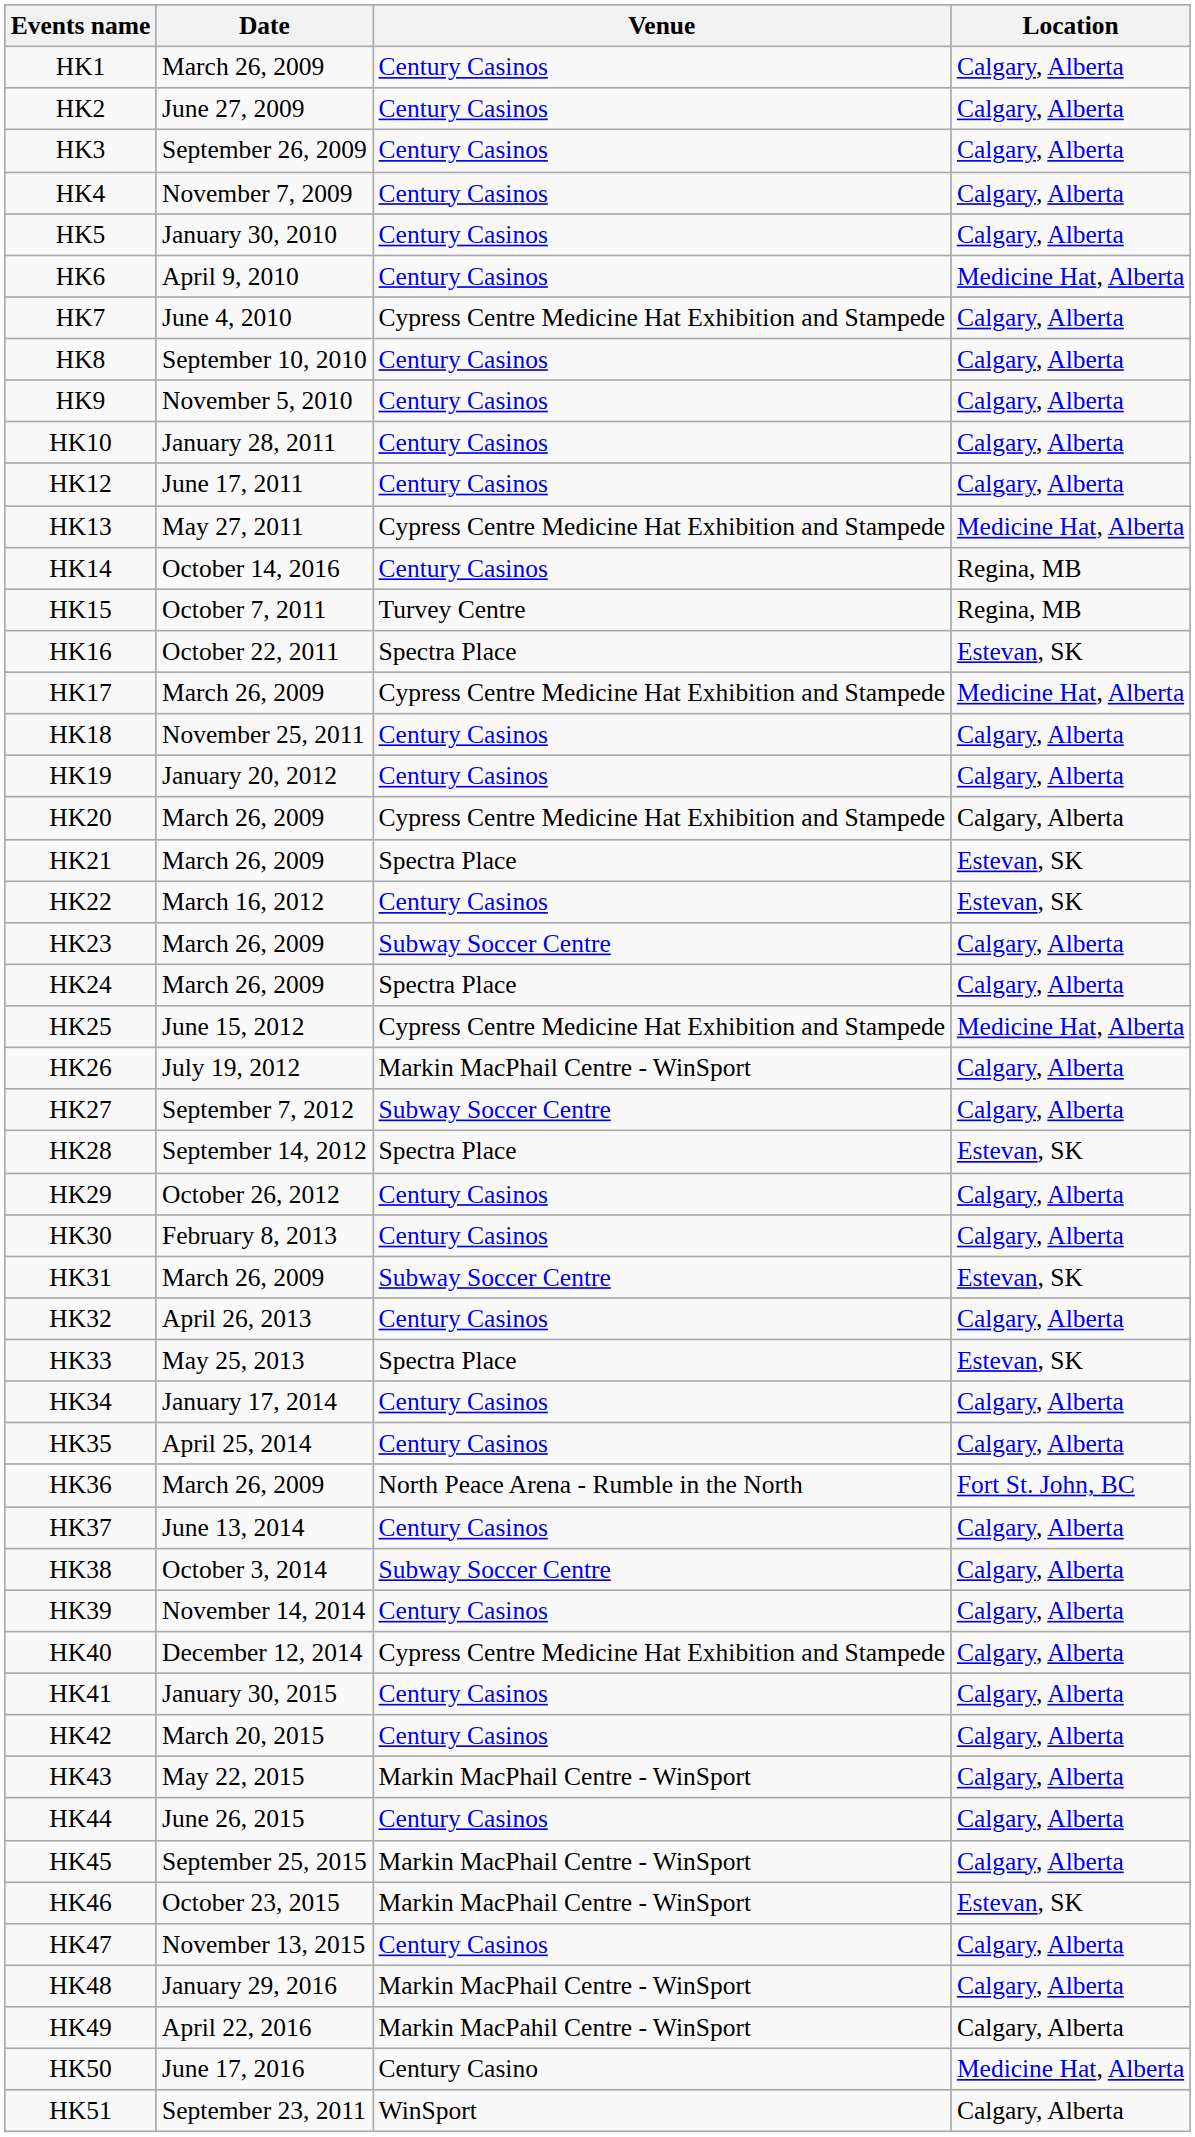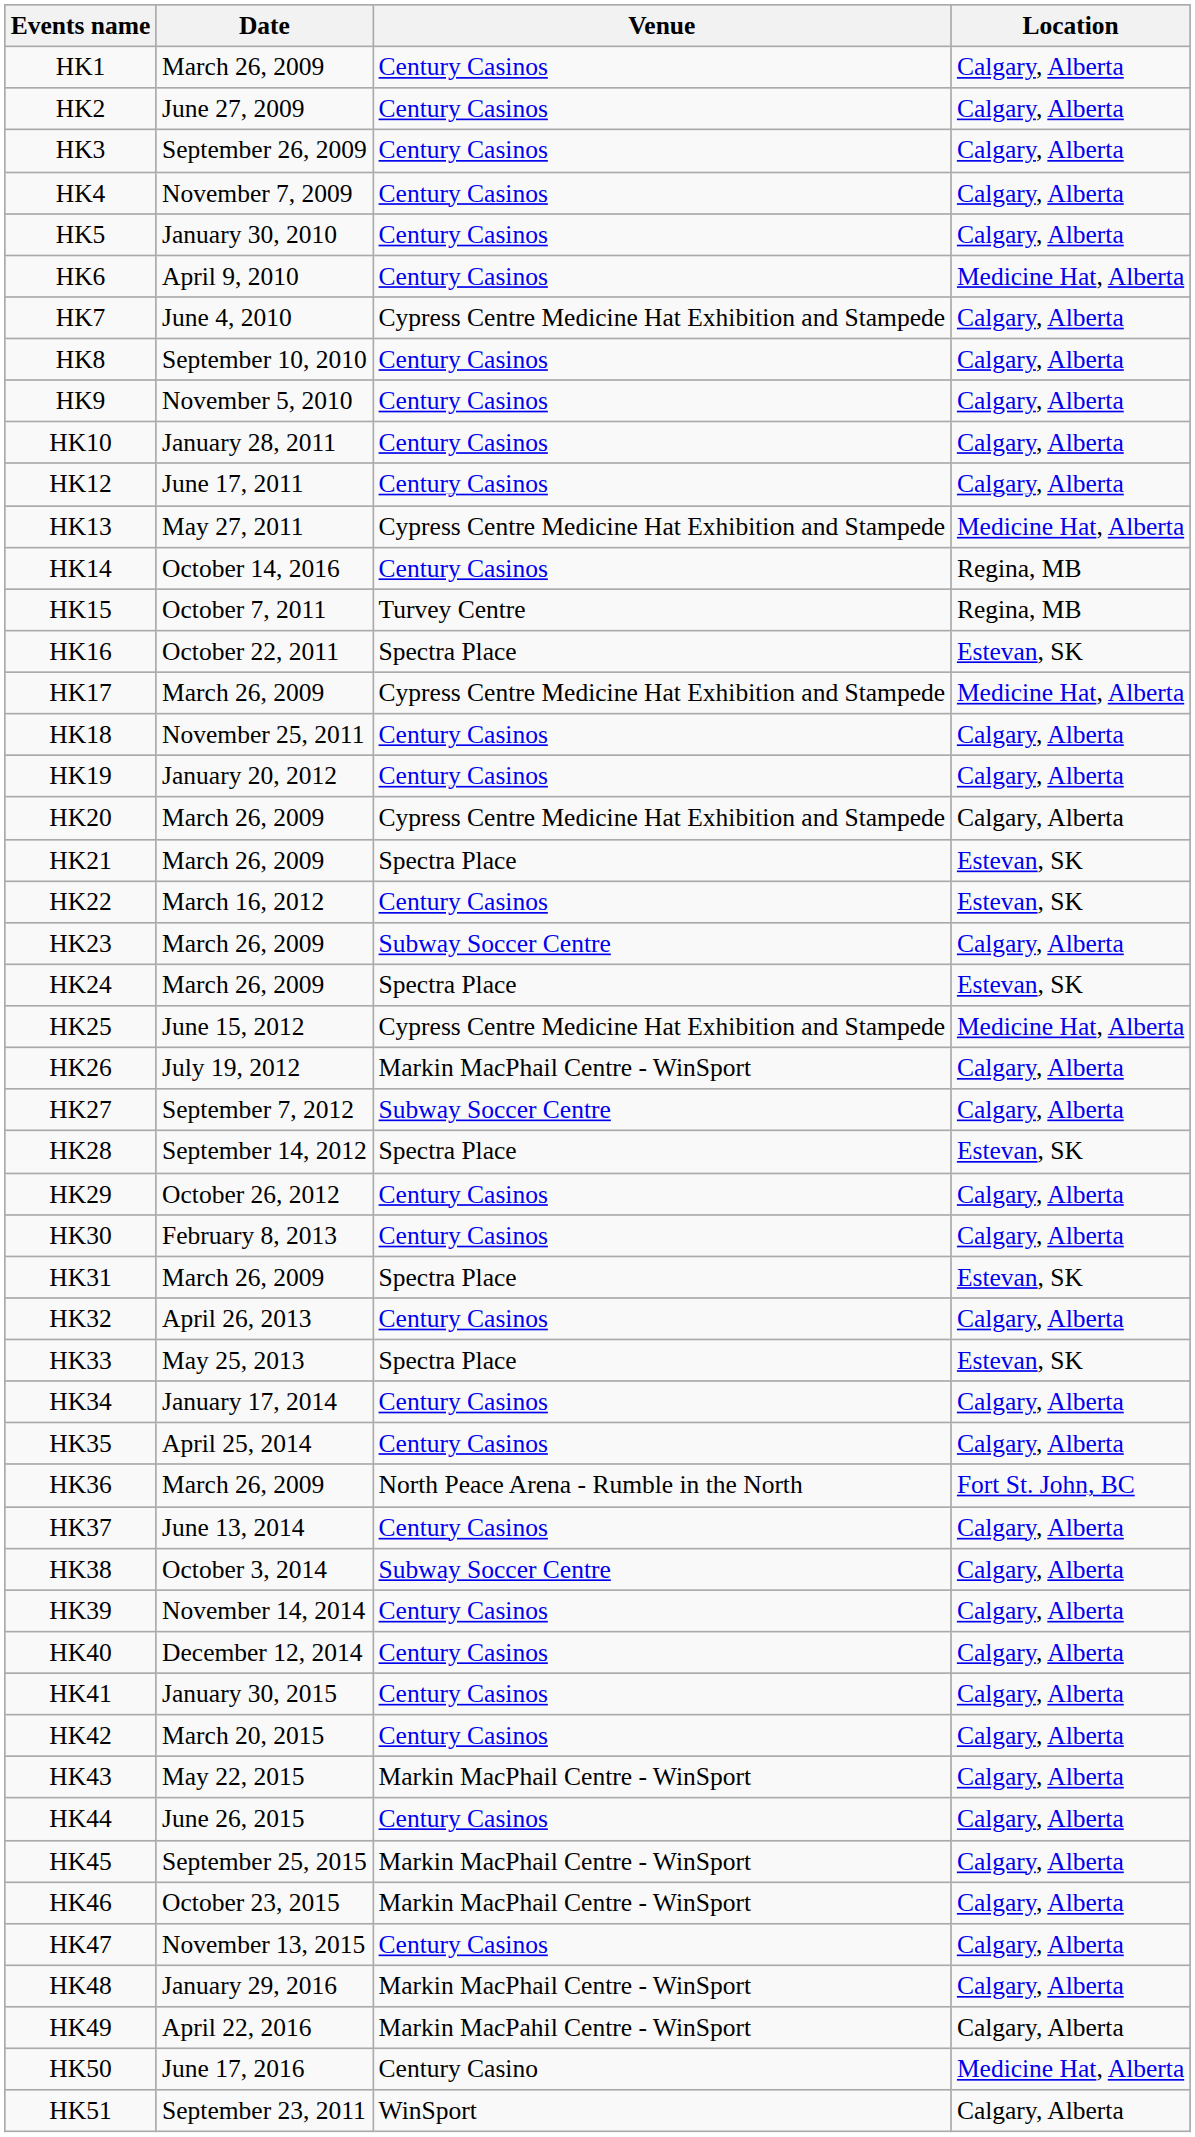(1040, 984) Calgary, Alberta -> (1020, 984) Estevan, SK
(495, 1276) Subway Soccer Centre -> (448, 1276) Spectra Place
(662, 1652) Cypress Centre Medicine Hat Exhibition and Stampede -> (463, 1652) Century Casinos
(1020, 1902) Estevan, SK -> (1040, 1902) Calgary, Alberta
